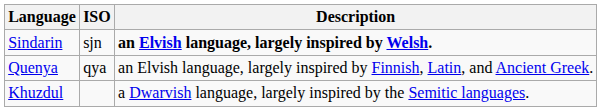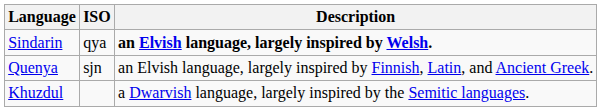(92, 42) sjn -> (95, 42) qya
(95, 67) qya -> (92, 67) sjn
